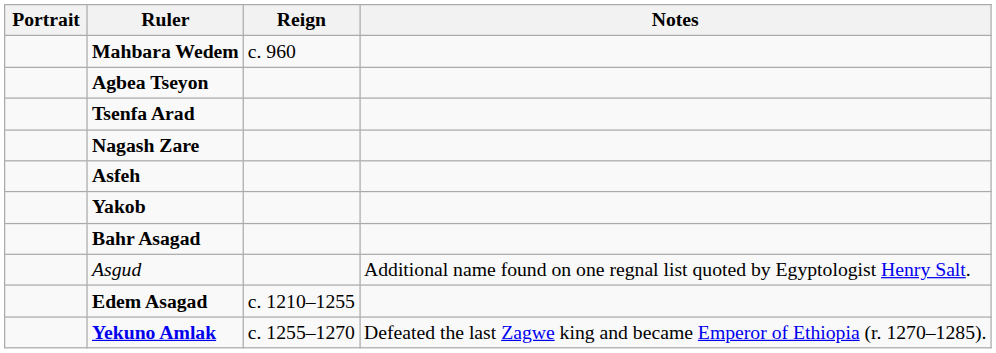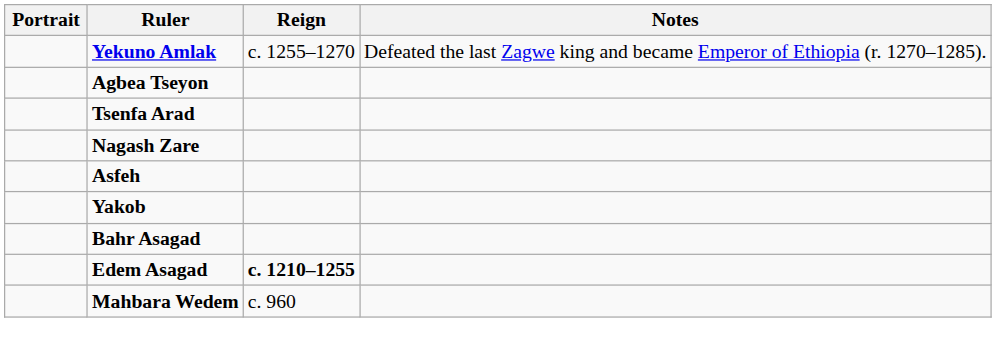rows swapped: (165, 51) <-> (154, 332)
- row: (117, 269)
(301, 301) normal -> (301, 269) bold
